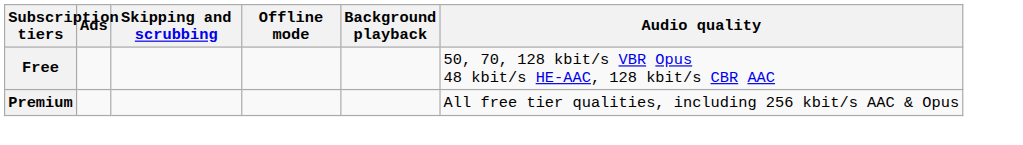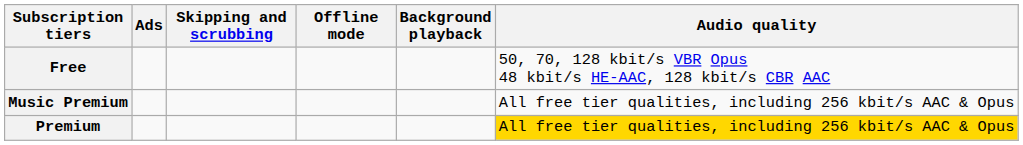+ row: (68, 102)
(701, 102) no background -> (757, 127) gold background
